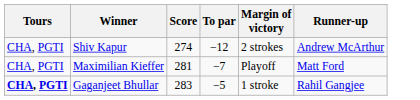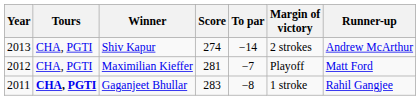+ column: (19, 21)
(219, 47) −12 -> (248, 47) −14
(219, 86) −5 -> (248, 86) −8
